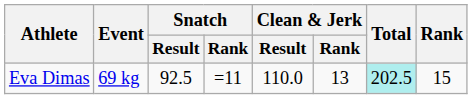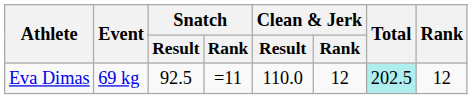(340, 78) 13 -> (340, 78) 12
(442, 78) 15 -> (442, 78) 12
